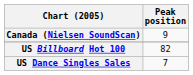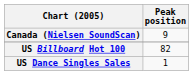(165, 63) 7 -> (165, 63) 1
